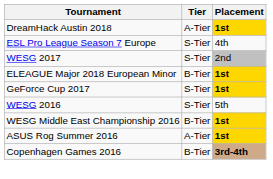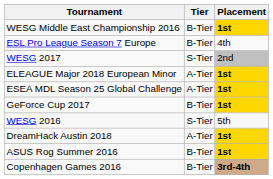rows swapped: (59, 27) <-> (93, 120)
(197, 43) S-Tier -> (200, 43) B-Tier
(197, 74) B-Tier -> (200, 74) A-Tier
+ row: (94, 89)
(197, 89) S-Tier -> (200, 105) B-Tier
(197, 136) A-Tier -> (200, 151) B-Tier
